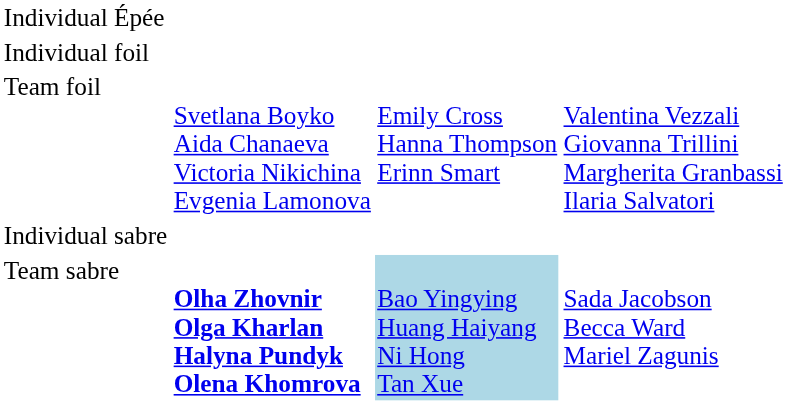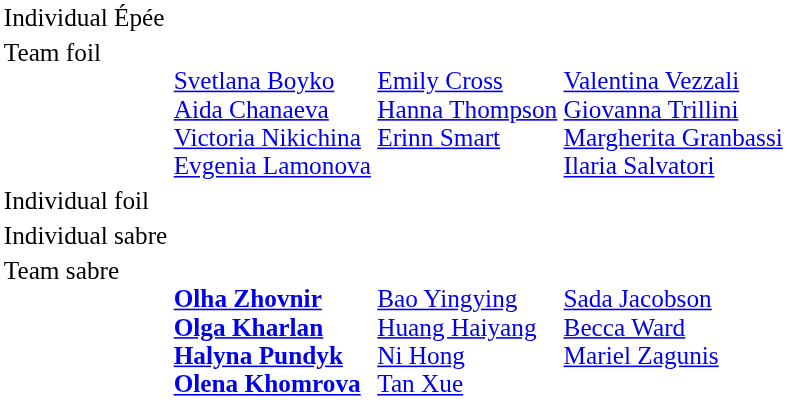rows swapped: (76, 52) <-> (52, 87)
(457, 341) lightblue background -> (457, 341) no background
